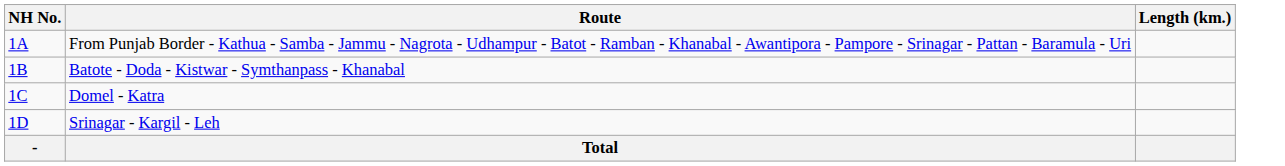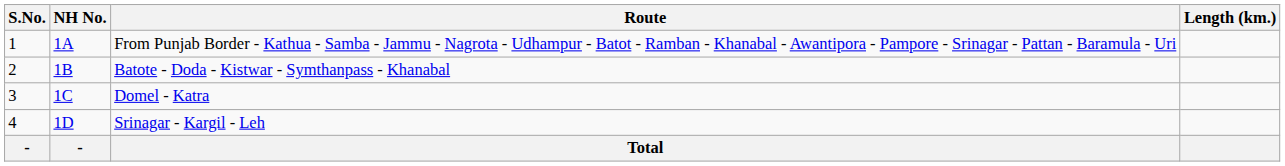+ column: (27, 17)
